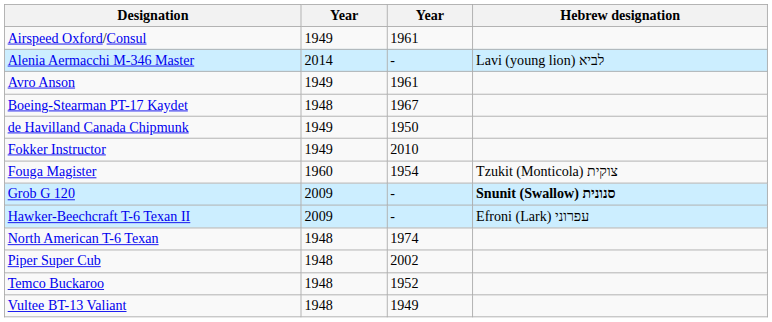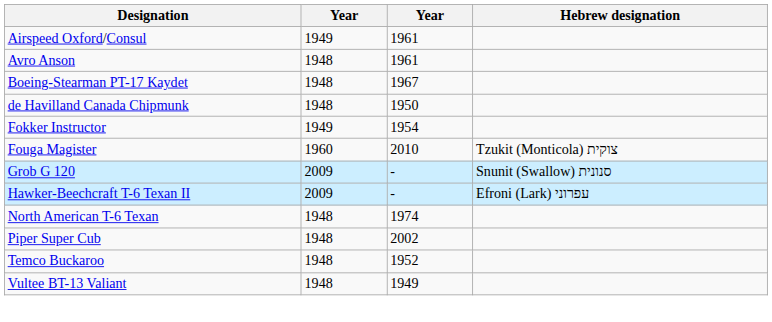- row: (101, 60)
(319, 82) 1949 -> (319, 60) 1948
(319, 127) 1949 -> (319, 104) 1948
(404, 149) 2010 -> (404, 127) 1954
(404, 171) 1954 -> (404, 149) 2010
(546, 194) bold -> (544, 171) normal
